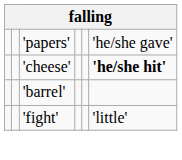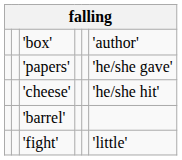+ row: (37, 42)
(129, 67) bold -> (126, 92) normal
